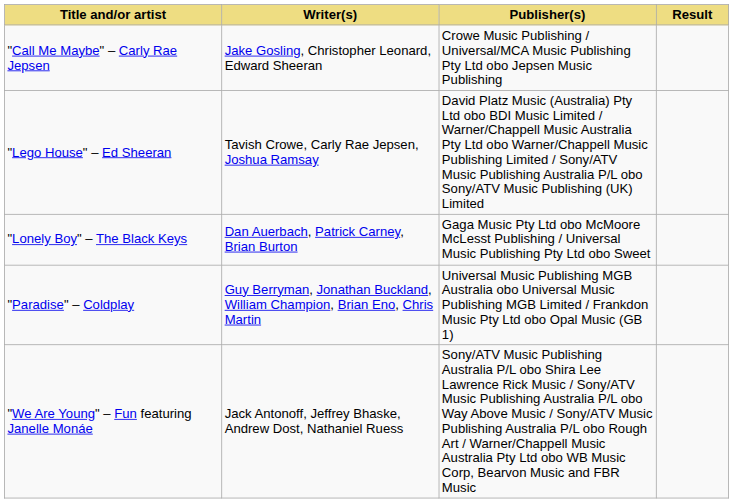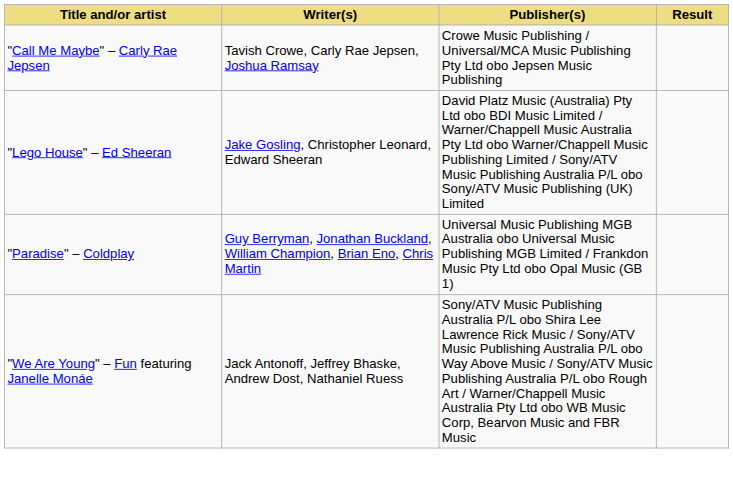(328, 57) Jake Gosling, Christopher Leonard, Edward Sheeran -> (322, 57) Tavish Crowe, Carly Rae Jepsen, Joshua Ramsay
(322, 152) Tavish Crowe, Carly Rae Jepsen, Joshua Ramsay -> (328, 152) Jake Gosling, Christopher Leonard, Edward Sheeran
- row: (97, 239)
